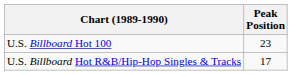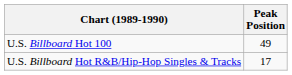(266, 43) 23 -> (266, 43) 49
